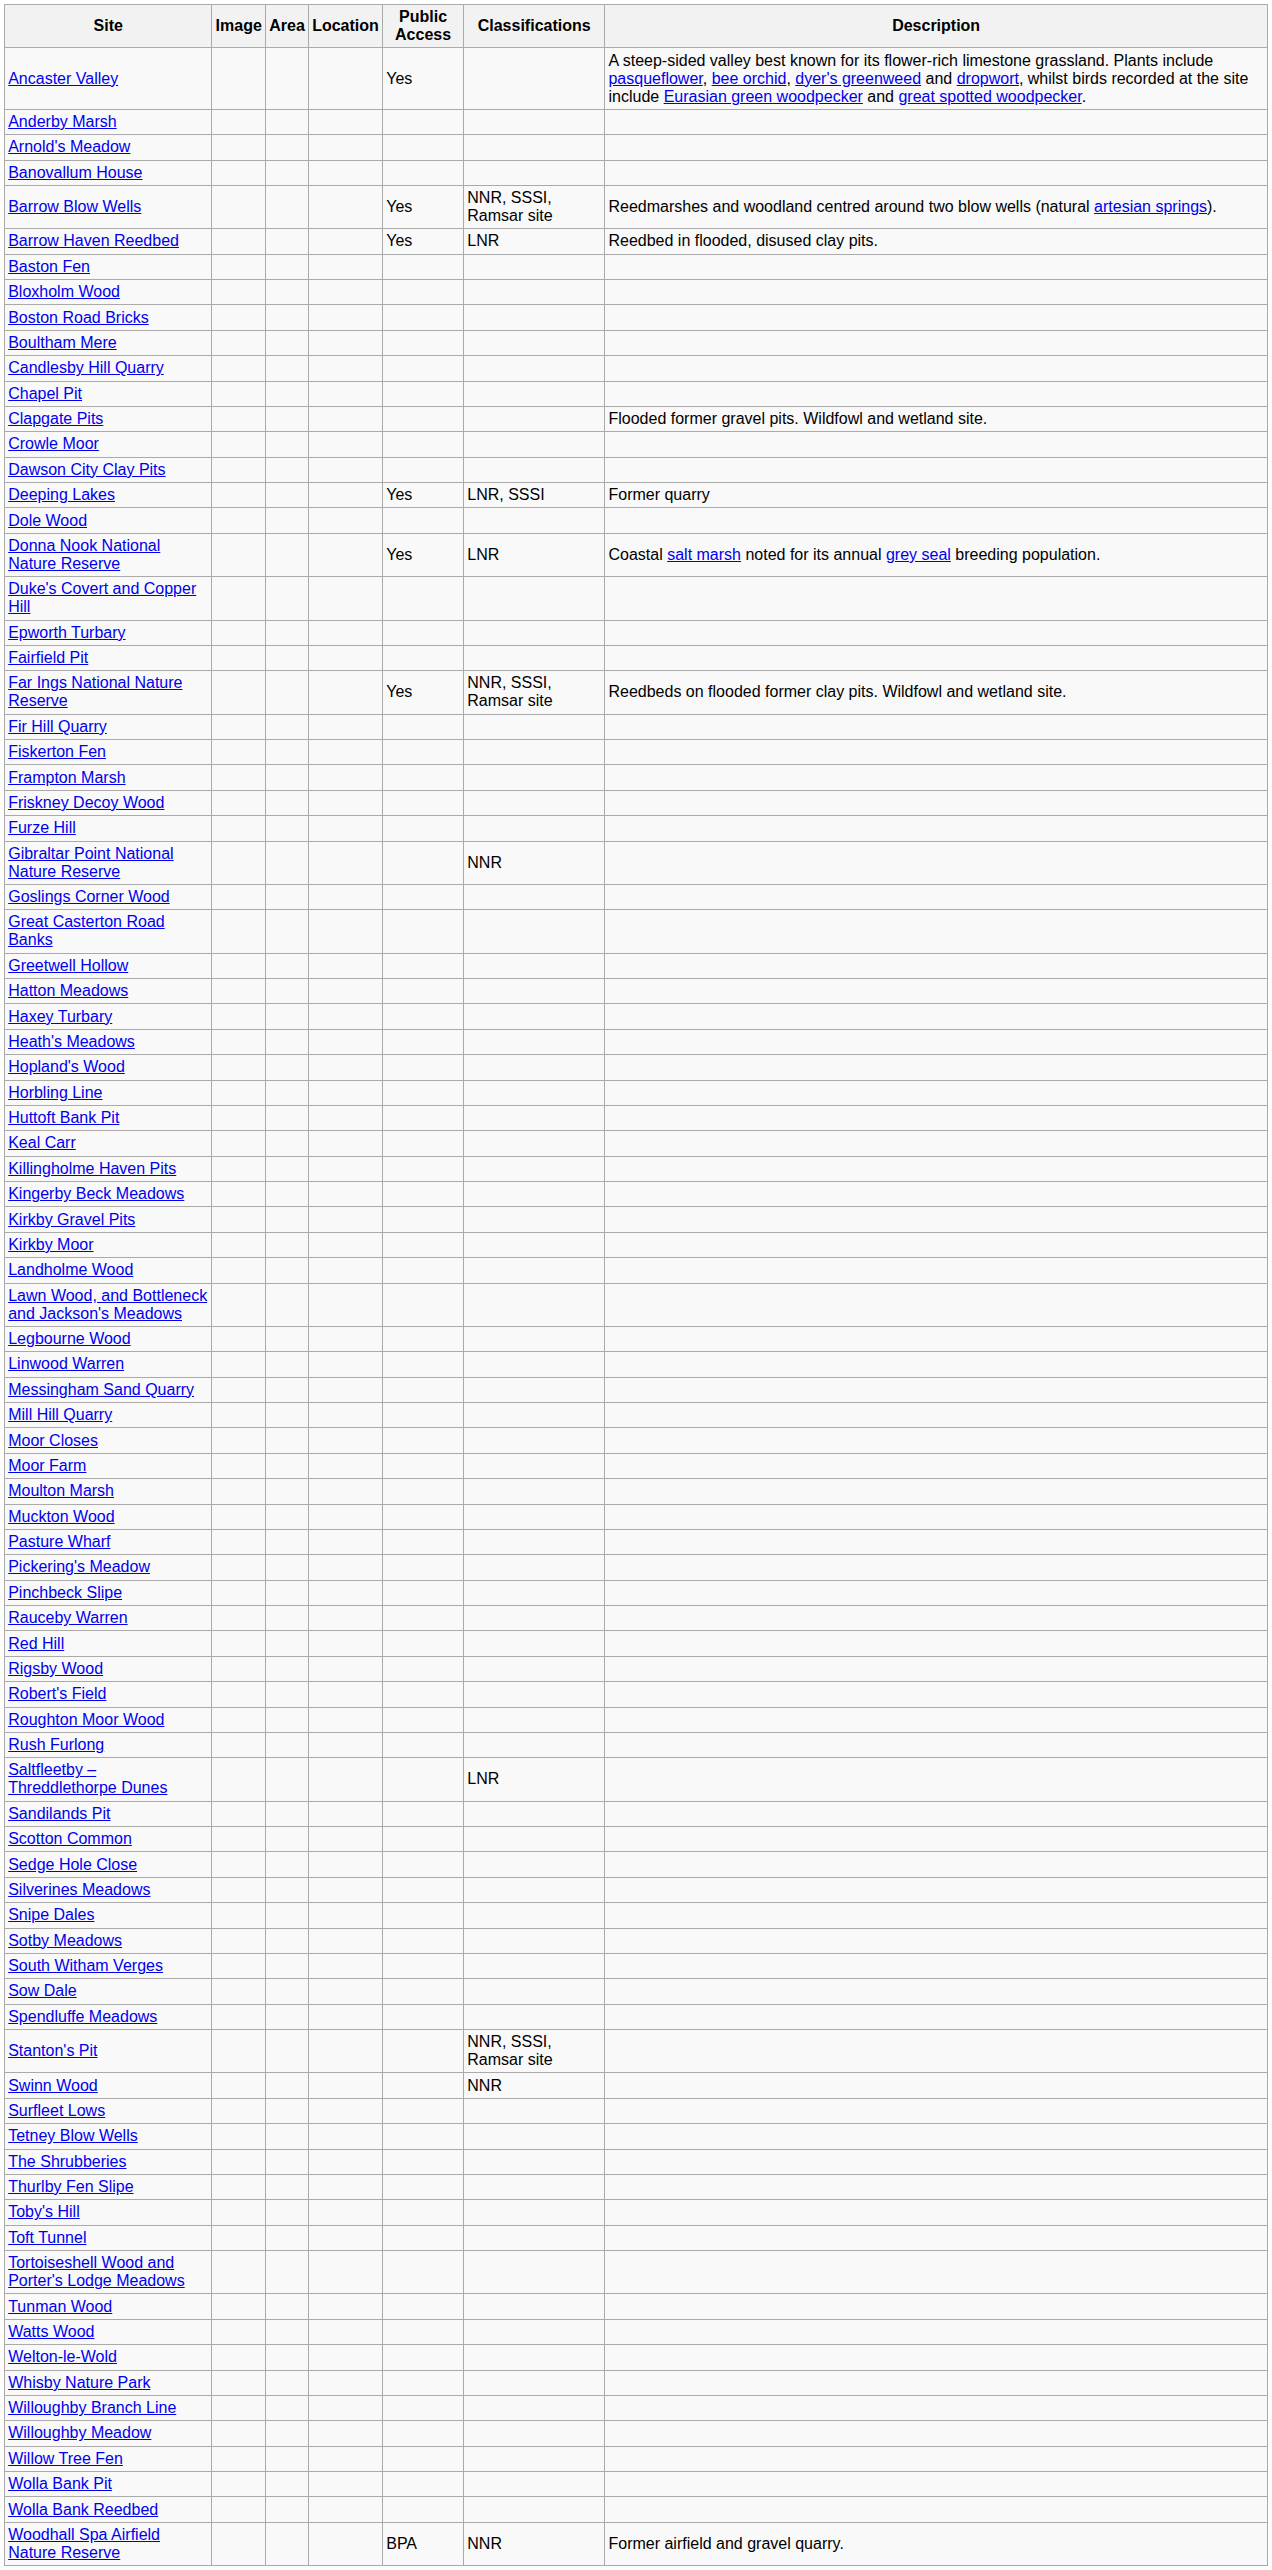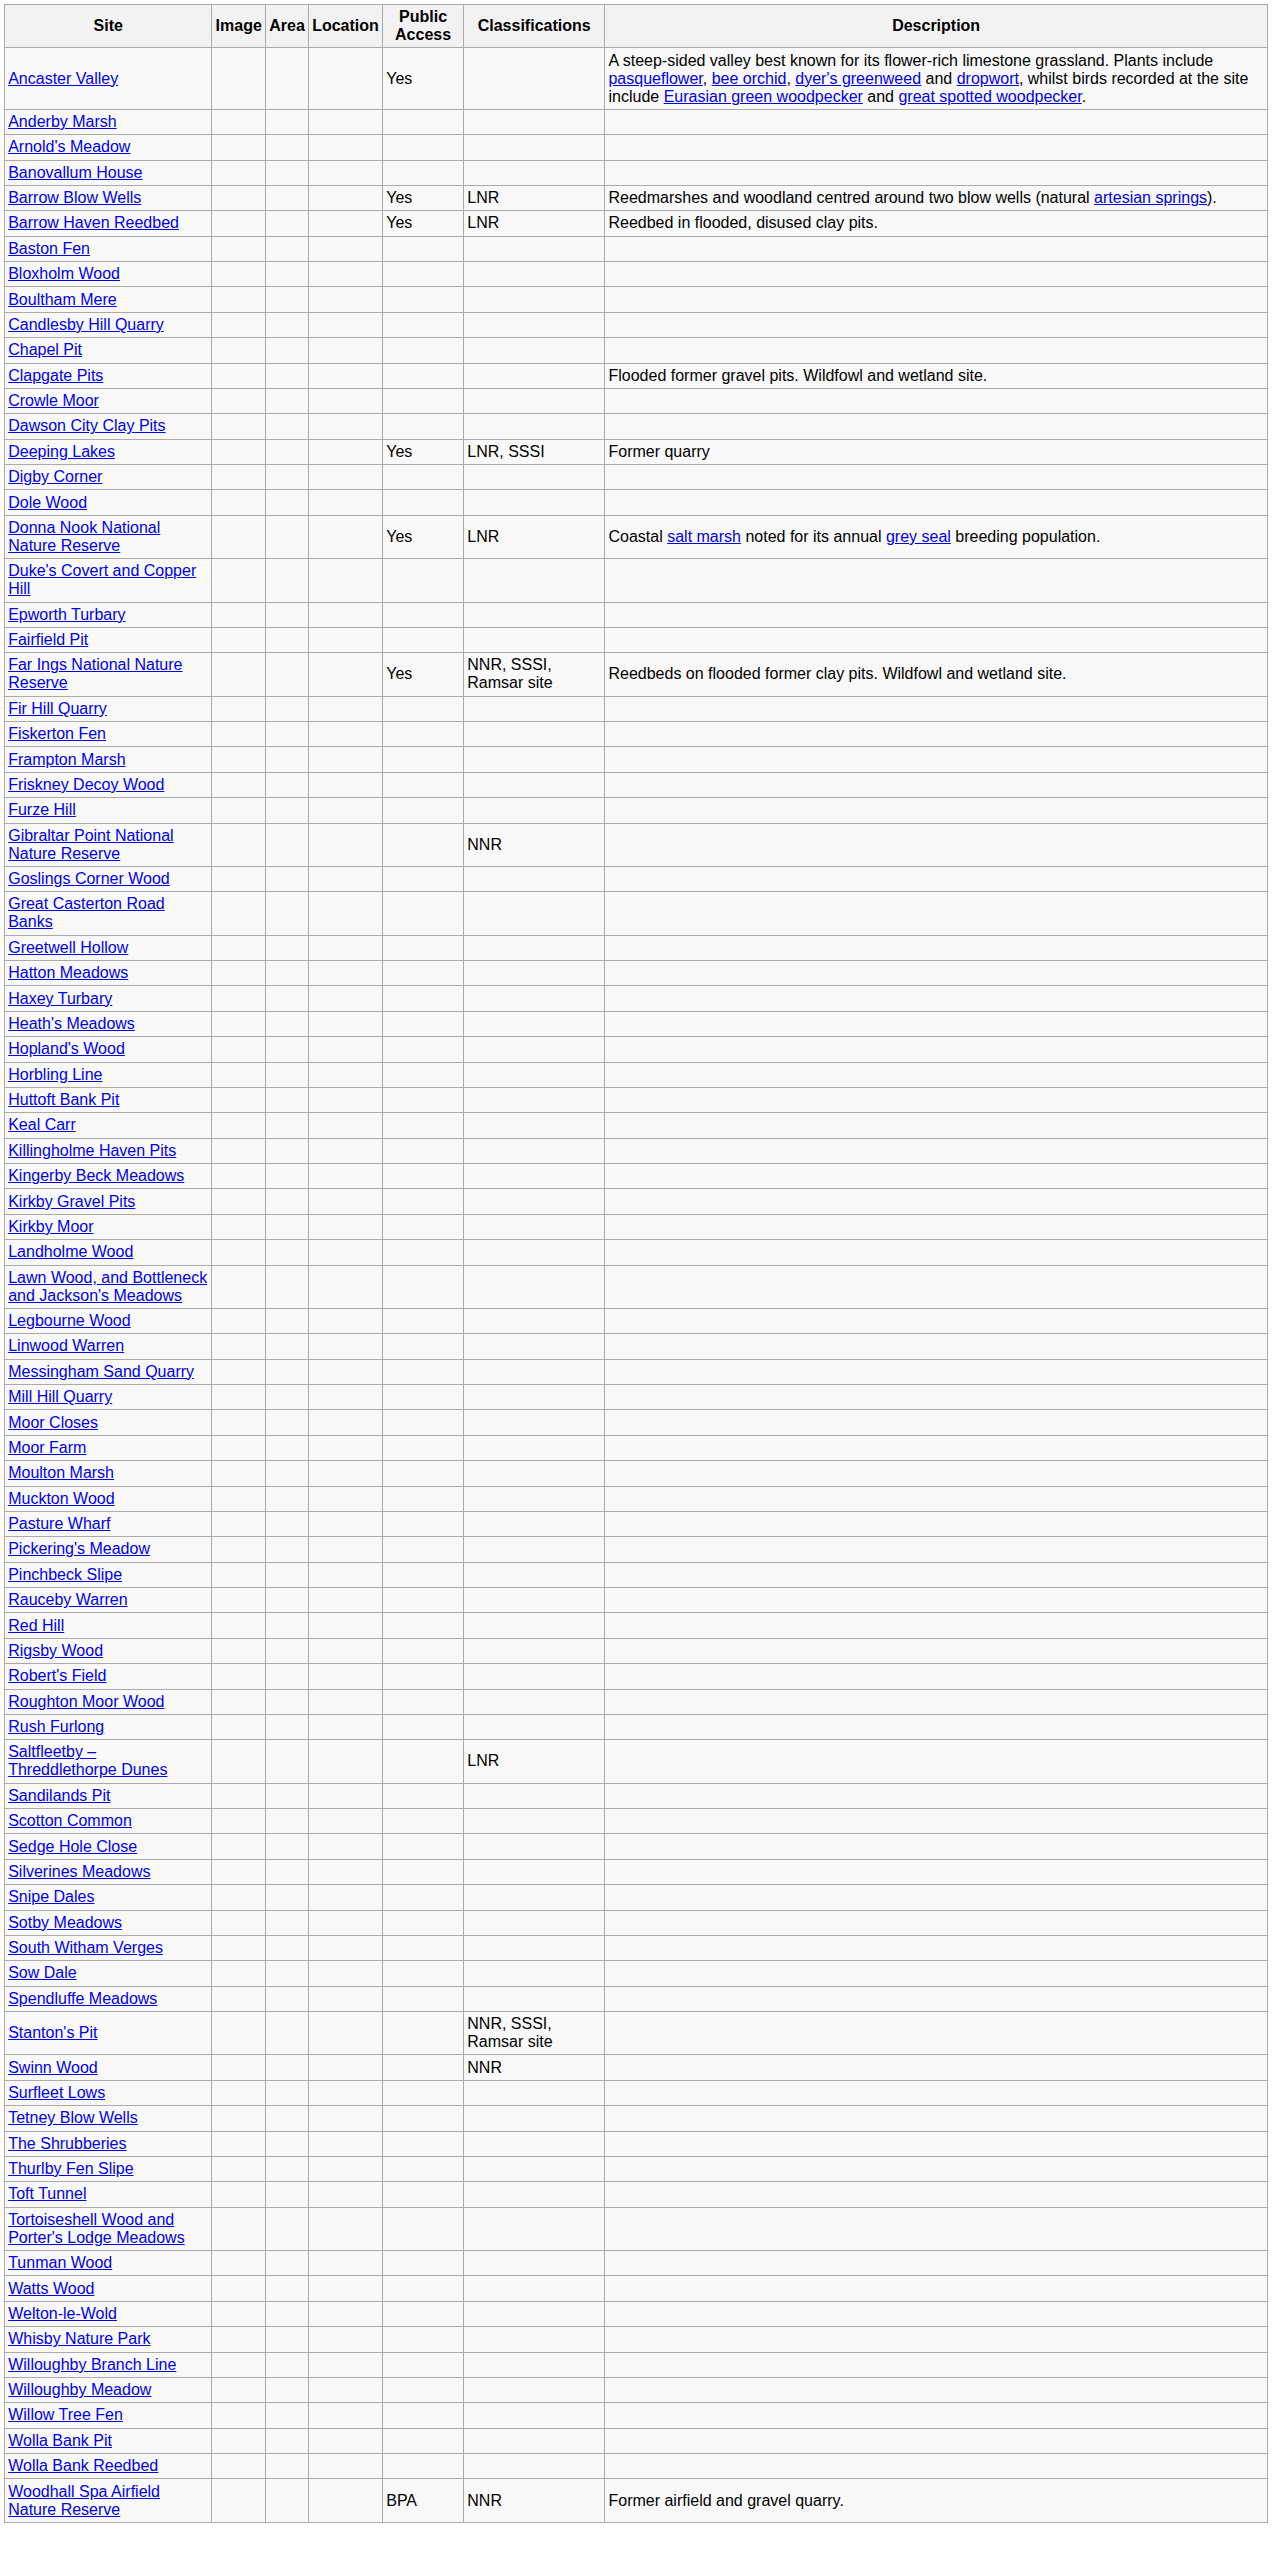(510, 207) NNR, SSSI, Ramsar site -> (483, 198) LNR
- row: (78, 317)
+ row: (55, 477)
- row: (44, 2212)
